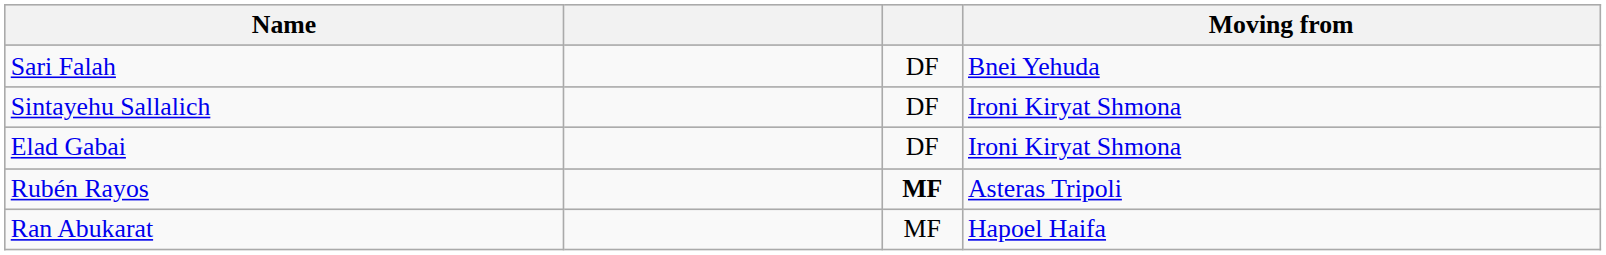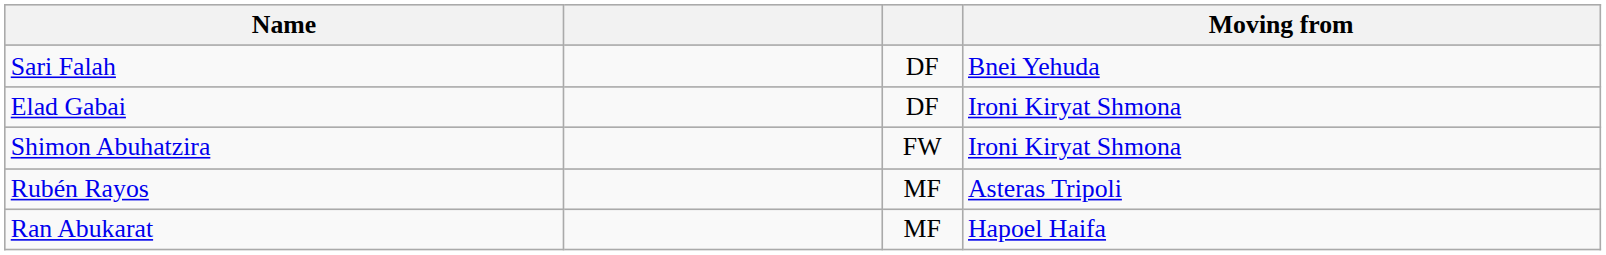- row: (111, 106)
+ row: (111, 147)
(922, 188) bold -> (922, 188) normal
